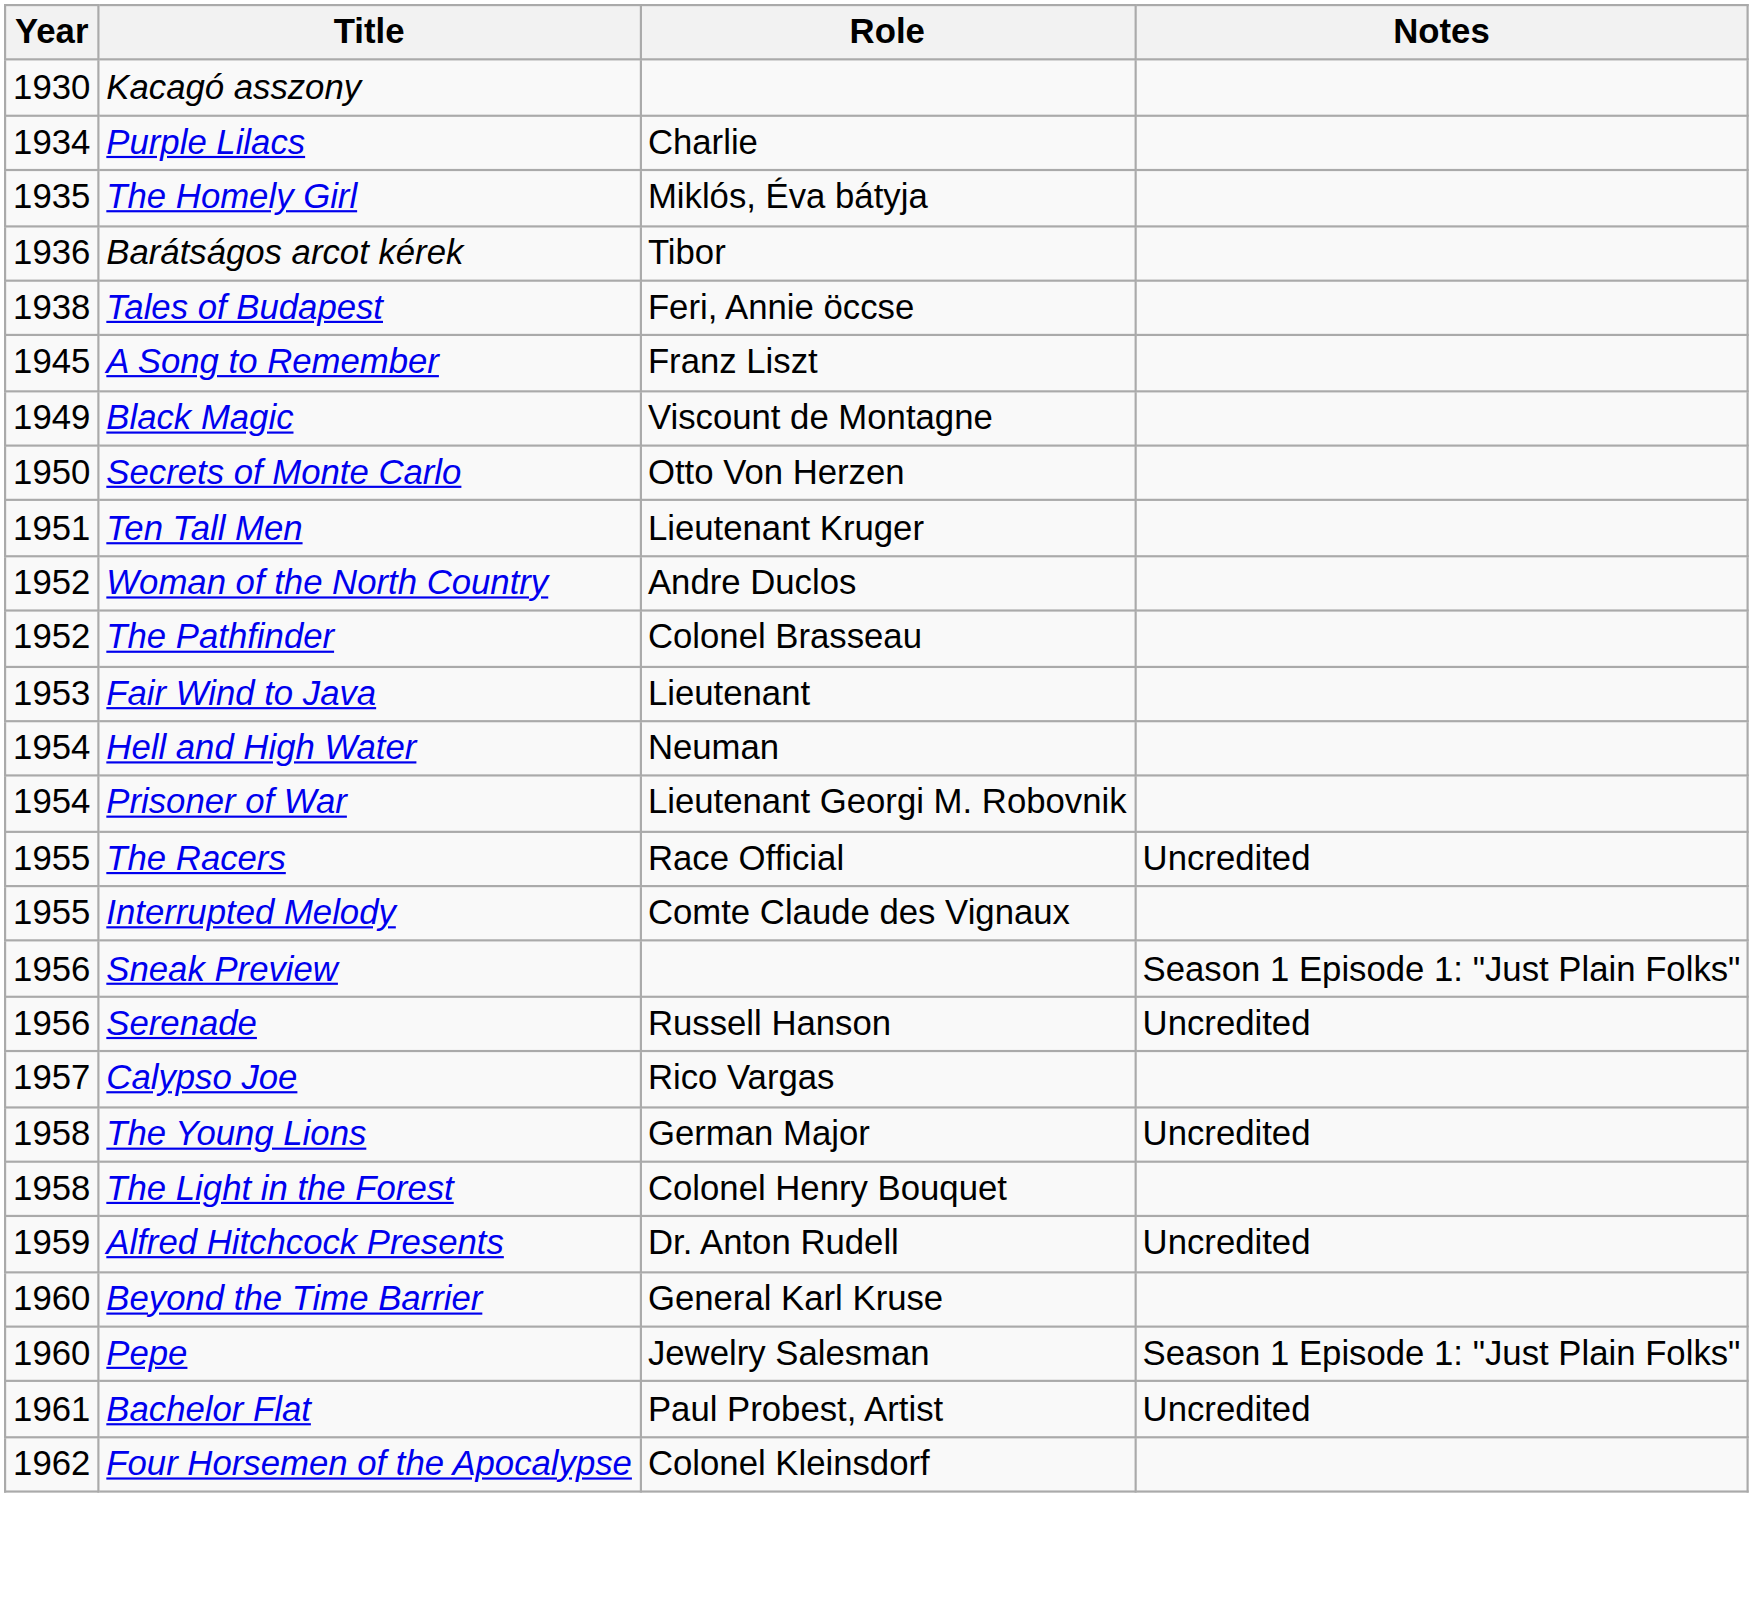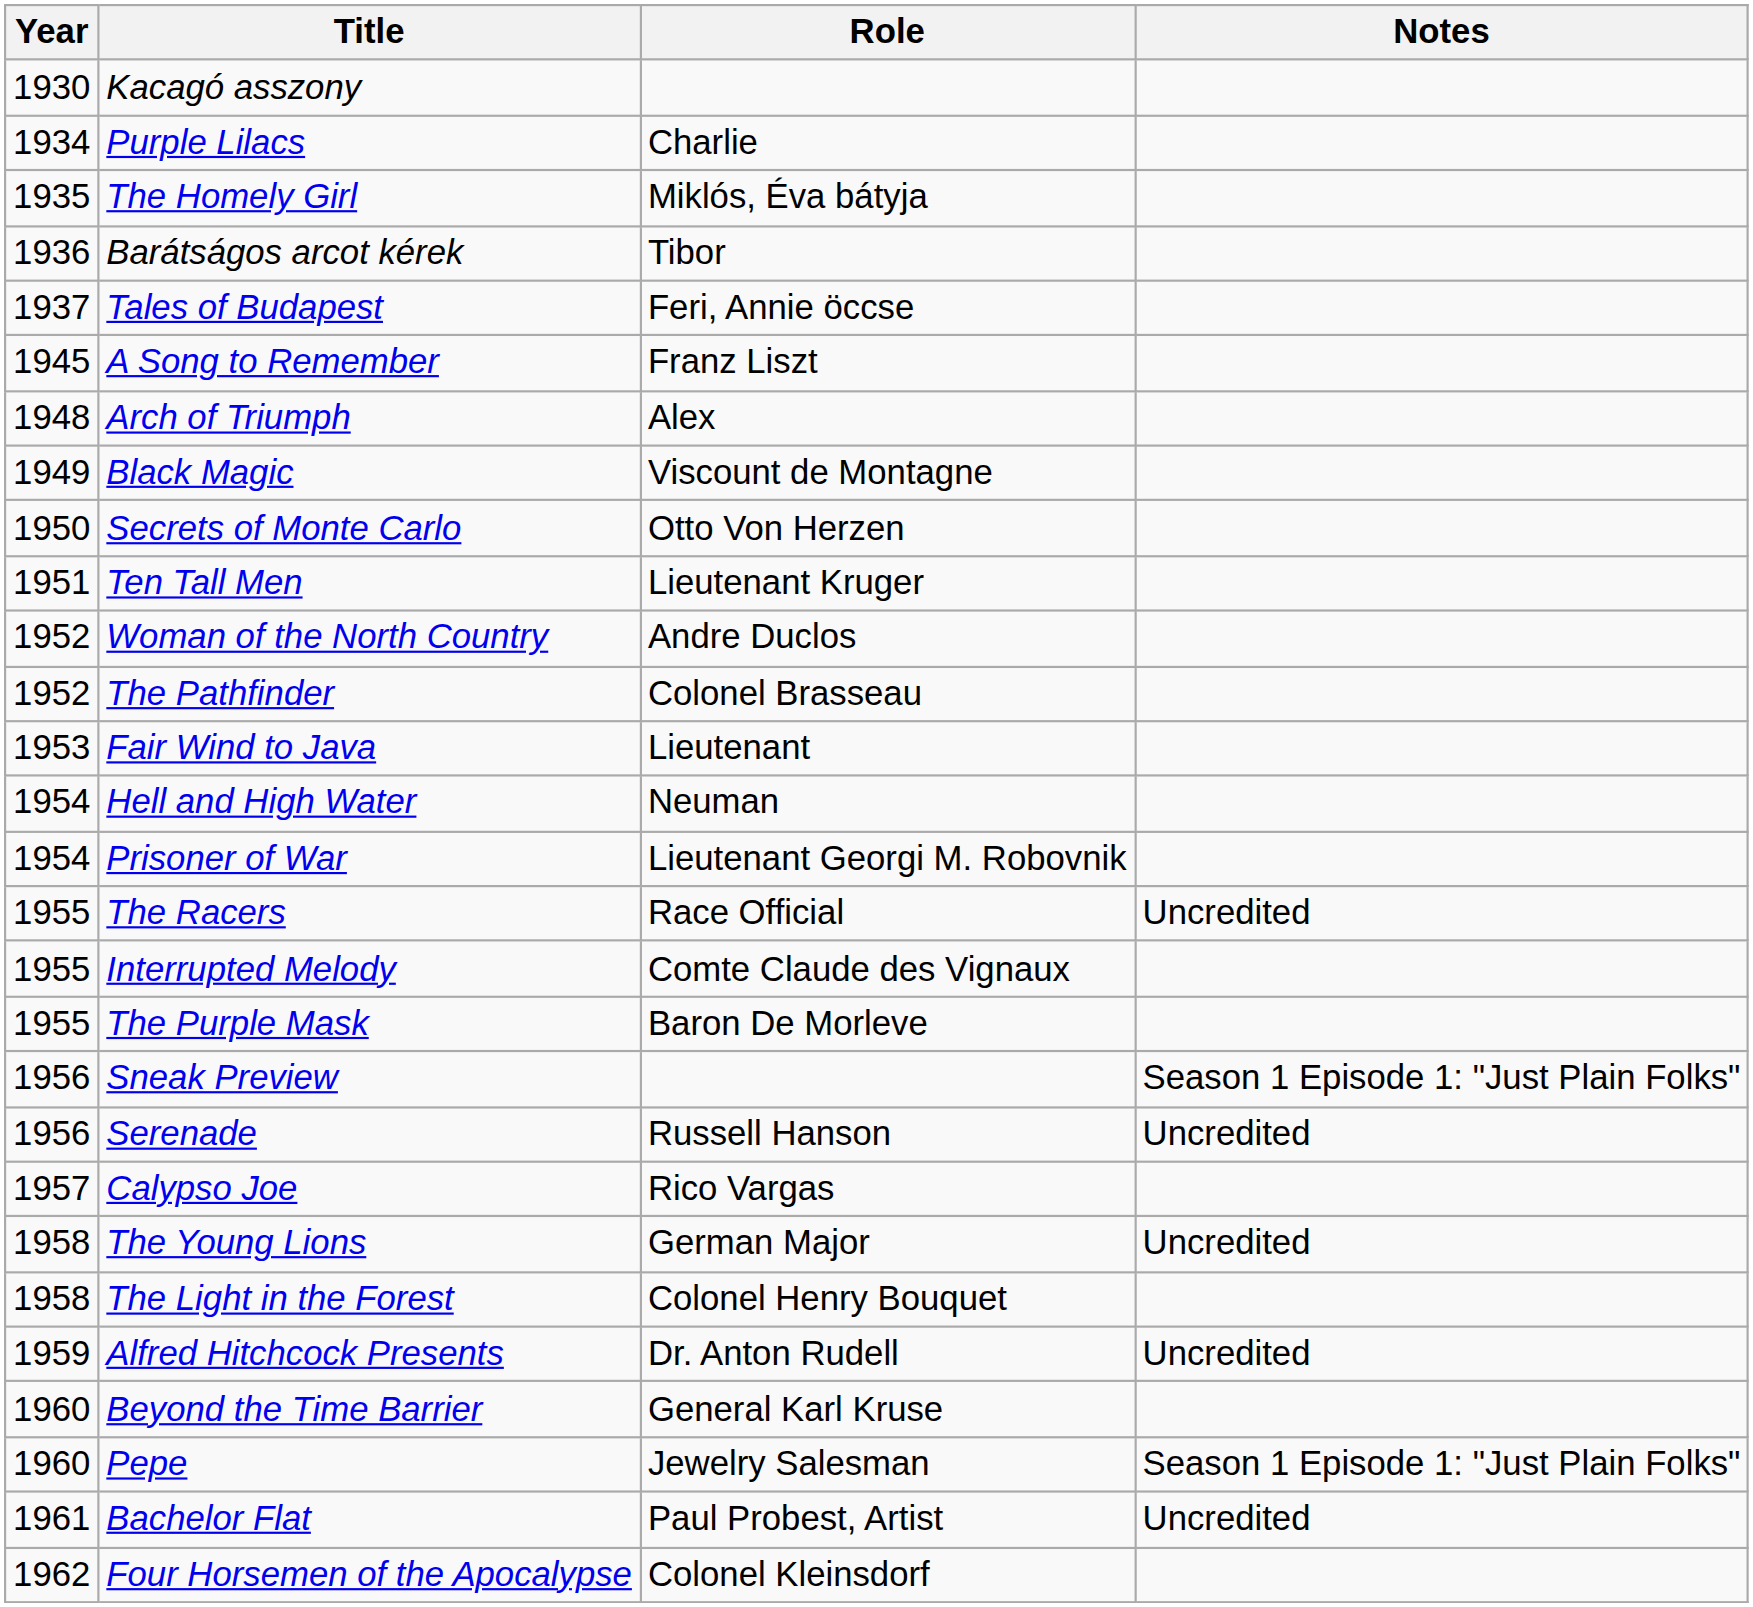(52, 307) 1938 -> (52, 307) 1937
+ row: (229, 417)
+ row: (238, 1023)
